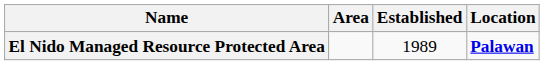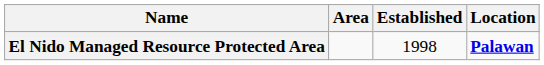(420, 45) 1989 -> (420, 45) 1998
